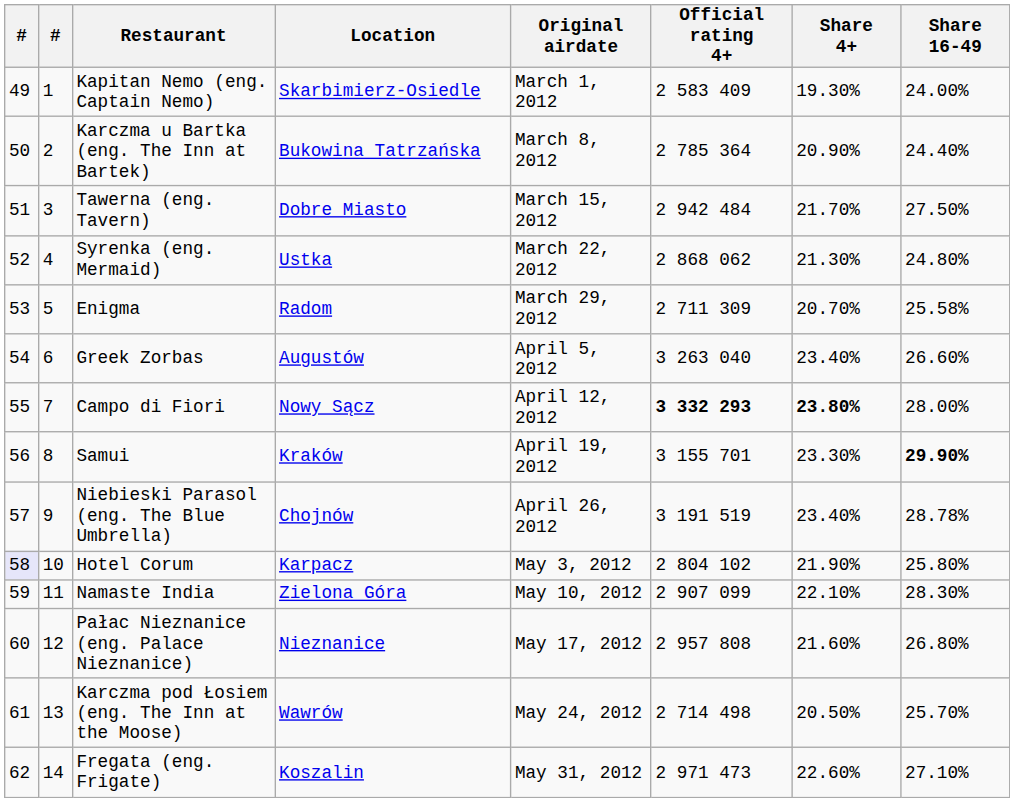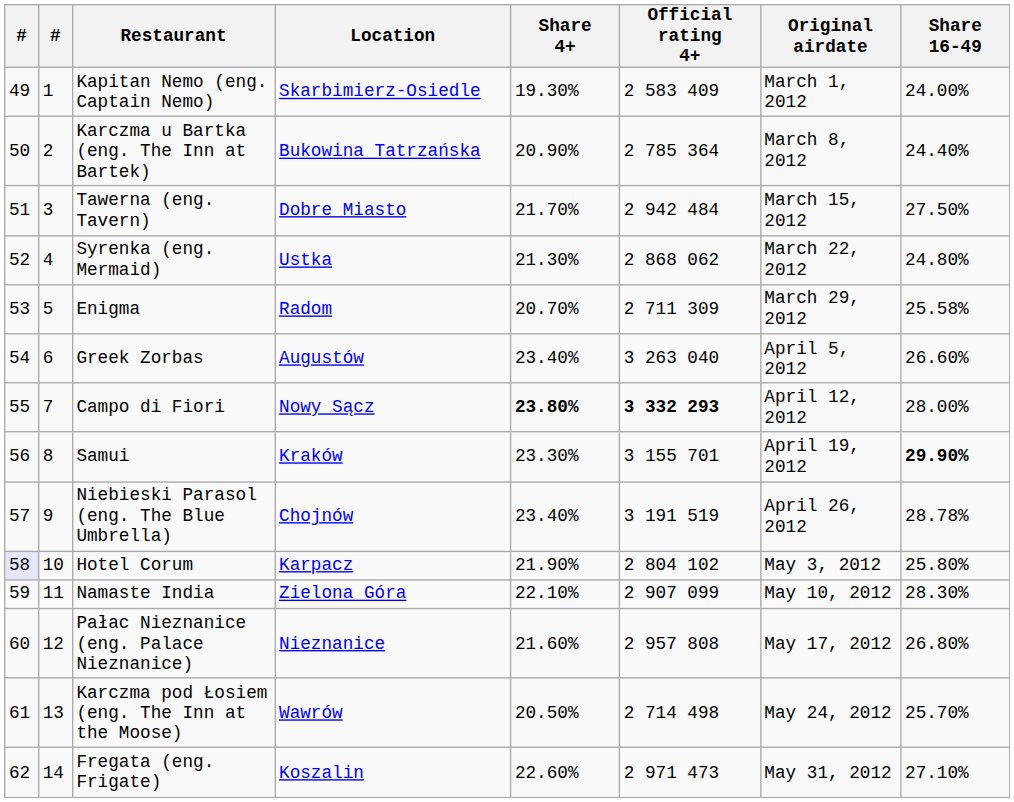columns swapped: (581, 36) <-> (846, 36)
